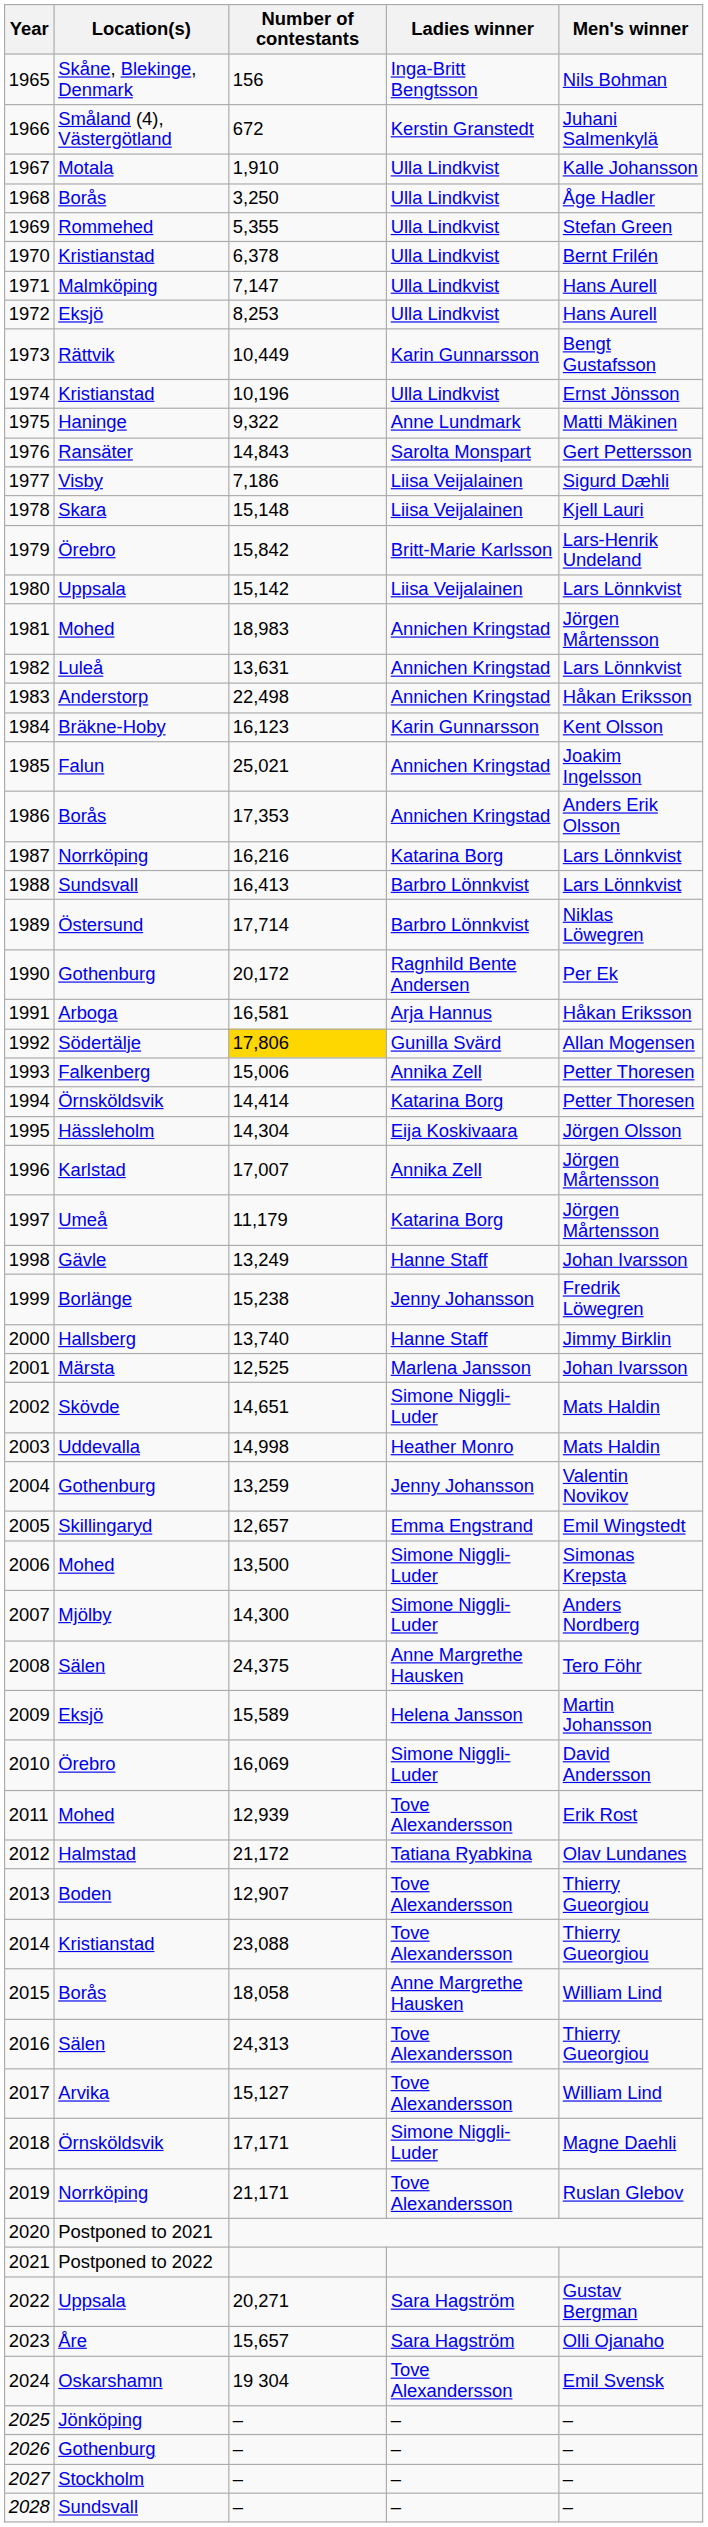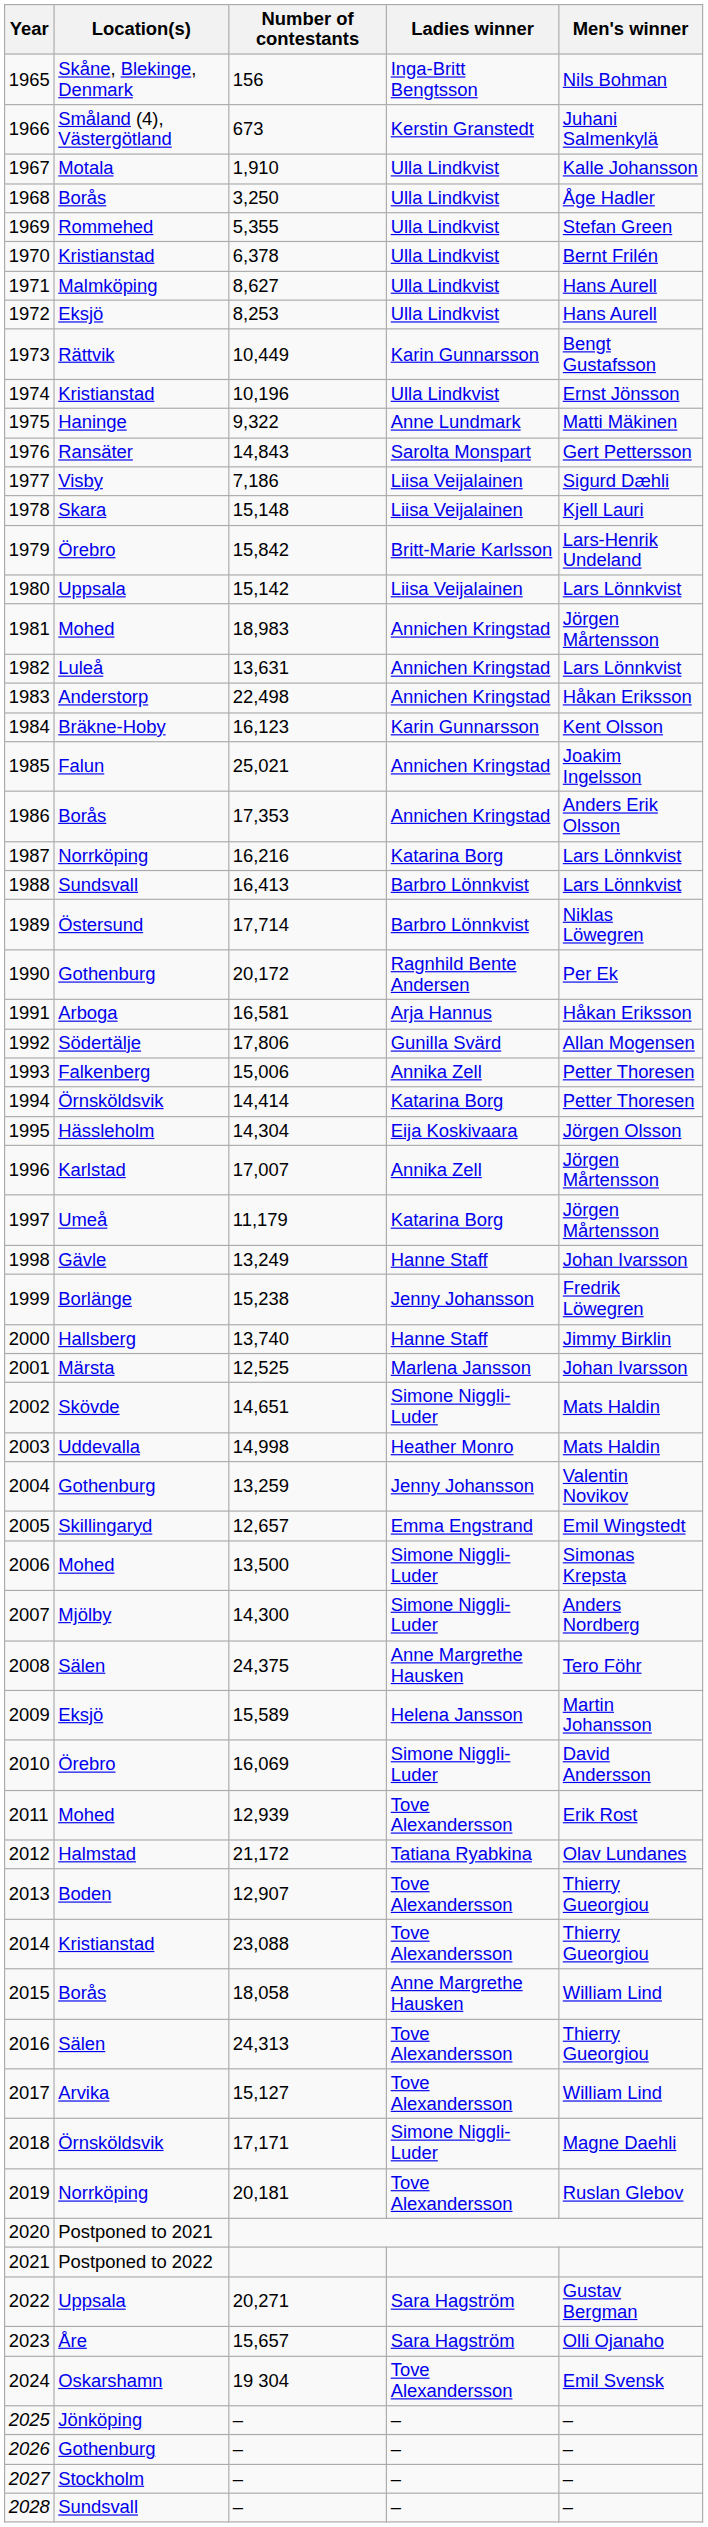(248, 129) 672 -> (248, 129) 673
(256, 285) 7,147 -> (256, 285) 8,627
(261, 1043) gold background -> (261, 1043) no background
(261, 2193) 21,171 -> (261, 2193) 20,181
